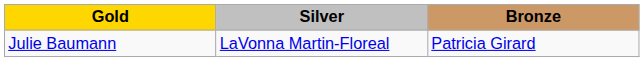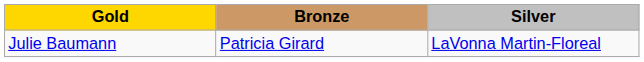columns swapped: (322, 17) <-> (533, 17)
